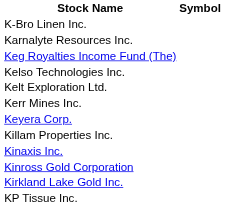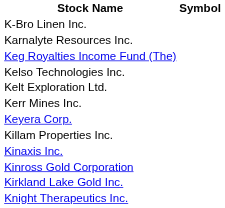+ row: (66, 198)
- row: (41, 198)
